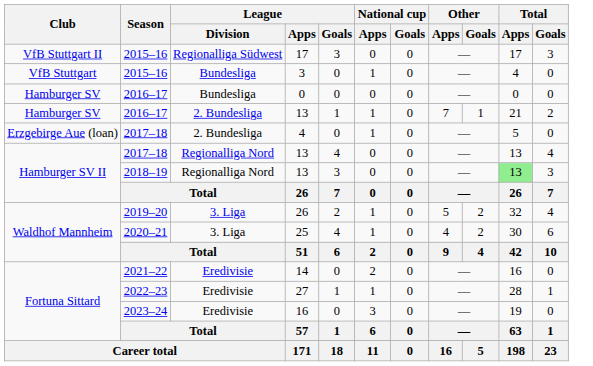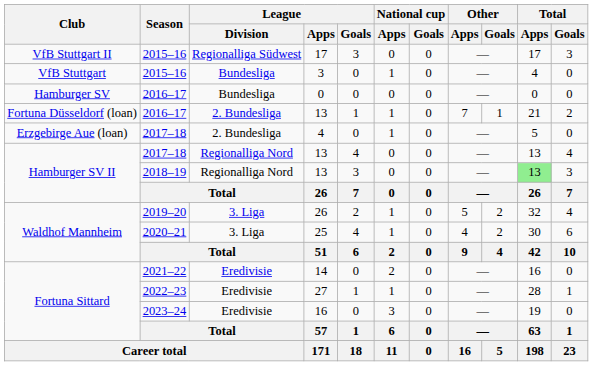(63, 113) Hamburger SV -> (72, 113) Fortuna Düsseldorf (loan)
